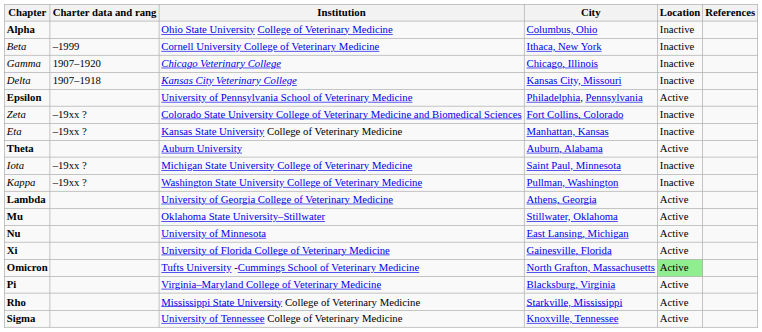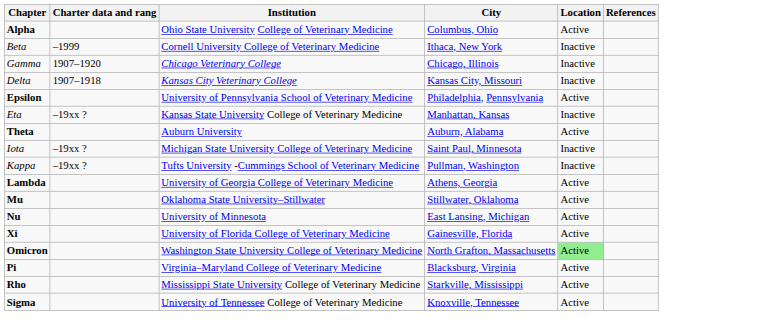(677, 30) Inactive -> (575, 30) Active
- row: (16, 115)
(292, 183) Washington State University College of Veterinary Medicine -> (290, 166) Tufts University -Cummings School of Veterinary Medicine
(290, 268) Tufts University -Cummings School of Veterinary Medicine -> (292, 251) Washington State University College of Veterinary Medicine
